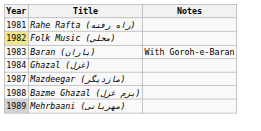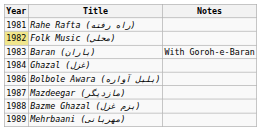+ row: (95, 79)
(16, 106) lightgrey background -> (16, 120) no background
